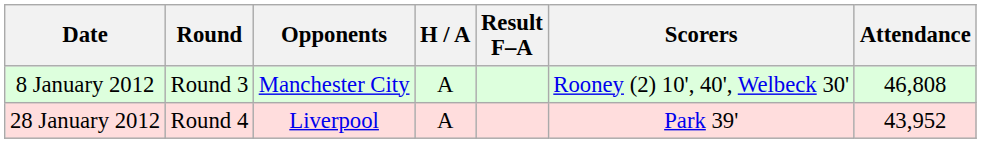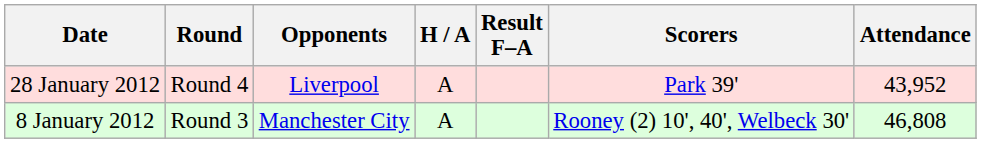rows swapped: (85, 84) <-> (85, 120)
